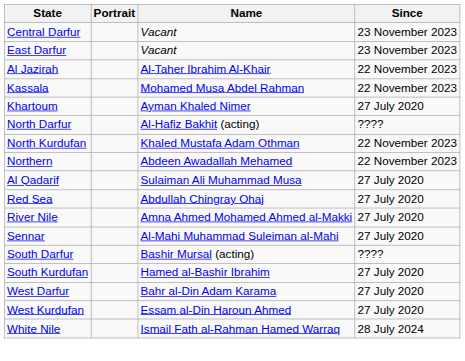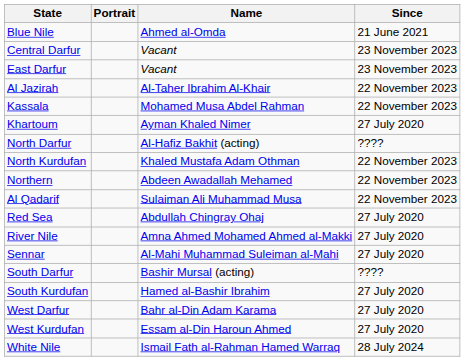+ row: (30, 32)
(391, 180) 27 July 2020 -> (407, 198) 22 November 2023
